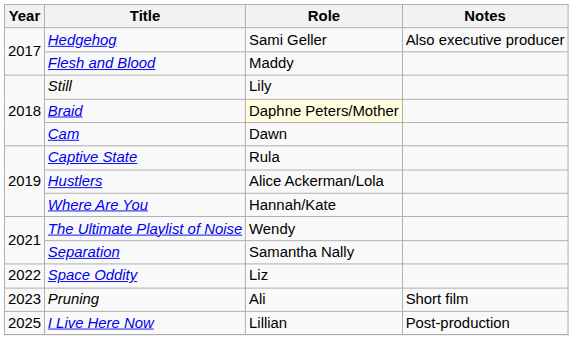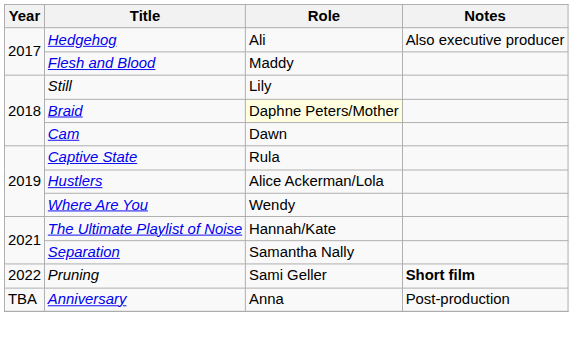(288, 39) Sami Geller -> (257, 39) Ali
(292, 205) Hannah/Kate -> (272, 205) Wendy
(272, 228) Wendy -> (292, 228) Hannah/Kate
- row: (93, 275)
(24, 299) 2023 -> (24, 275) 2022
(257, 299) Ali -> (288, 275) Sami Geller
(437, 299) normal -> (440, 275) bold
- row: (101, 323)
+ row: (87, 299)
